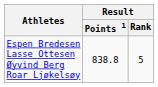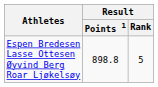(105, 59) 838.8 -> (105, 59) 898.8
